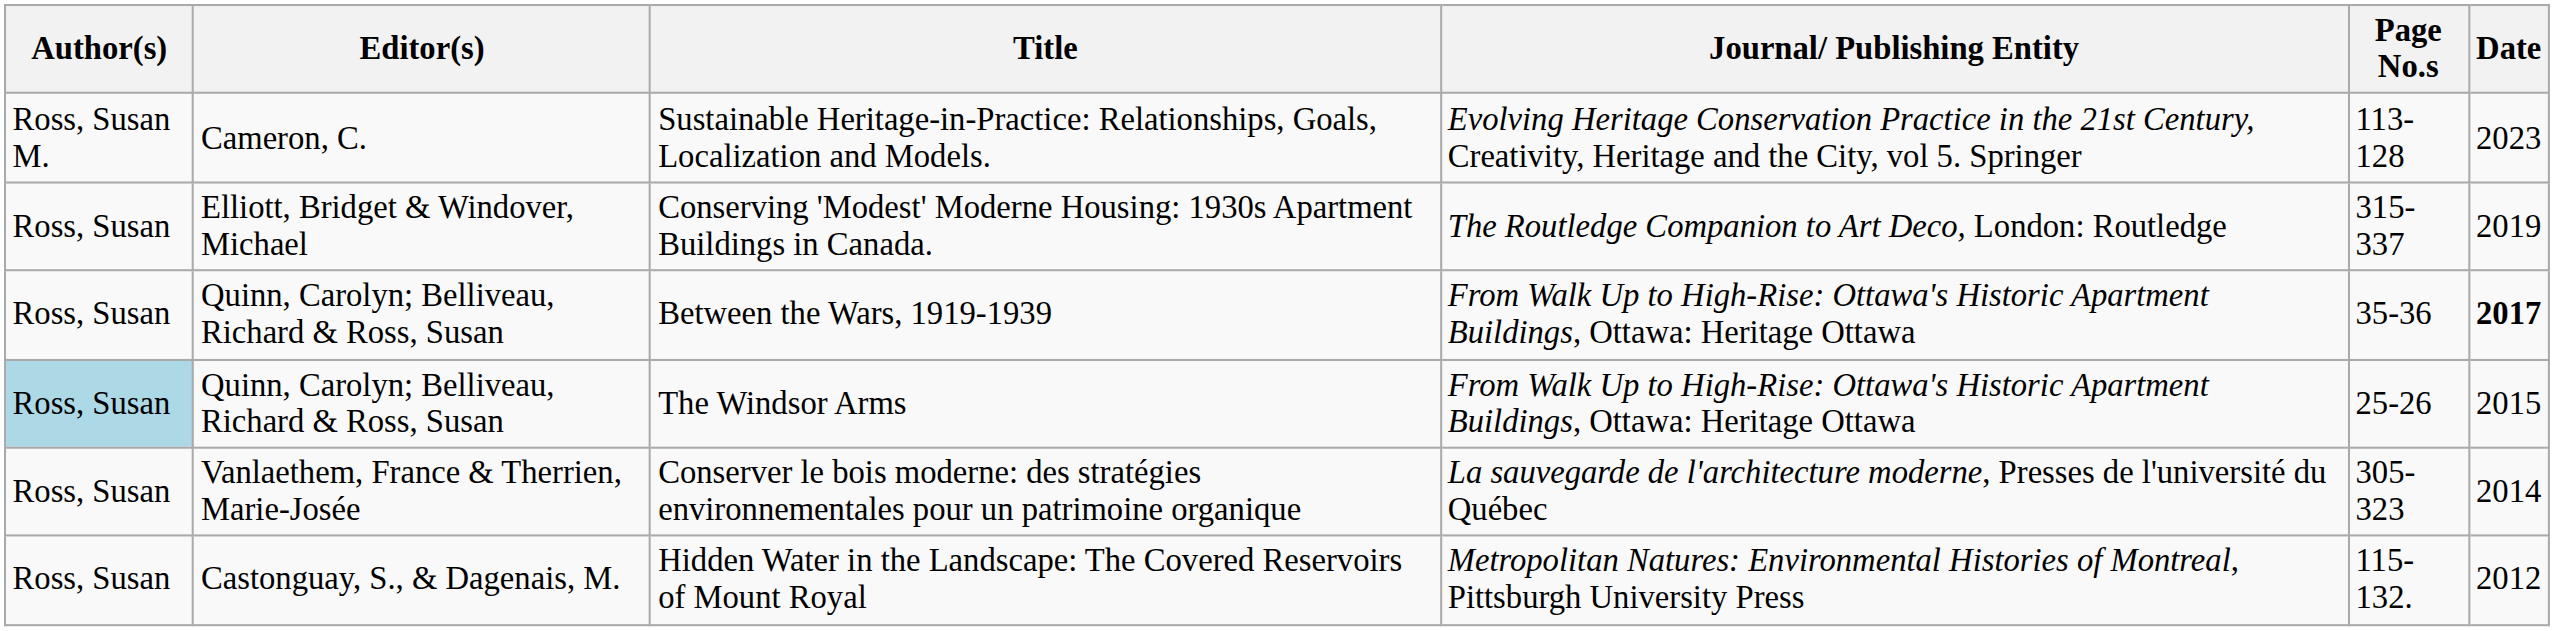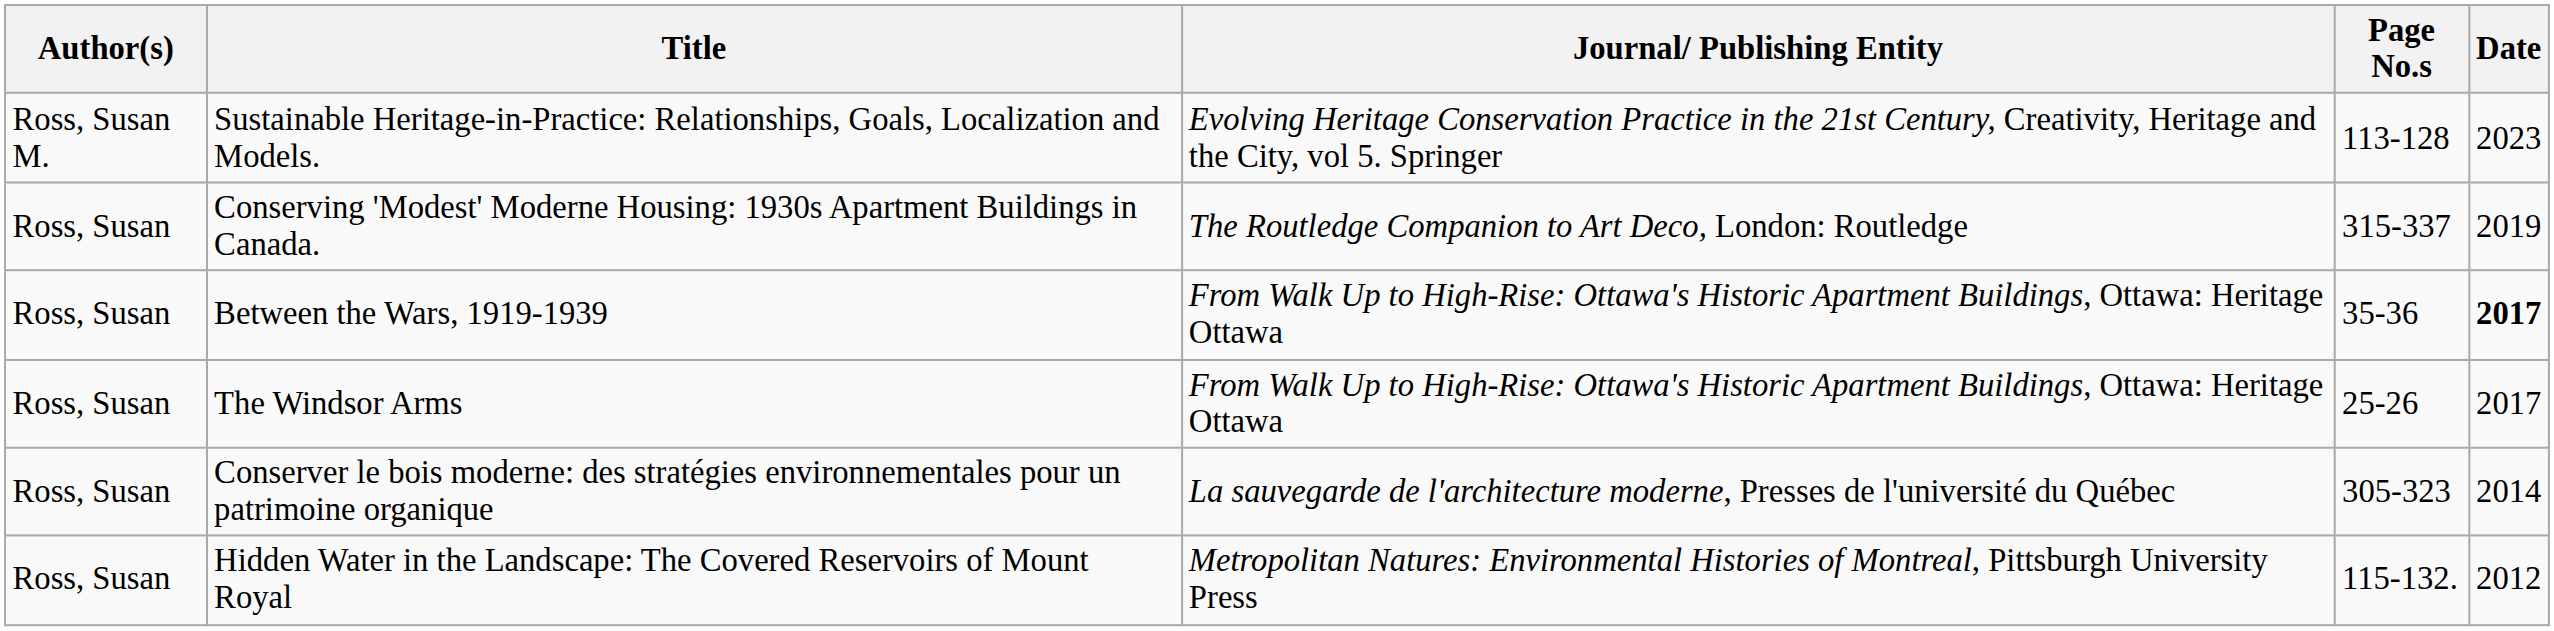- column: (422, 48)
(91, 402) lightblue background -> (91, 402) no background
(2509, 402) 2015 -> (2509, 402) 2017
